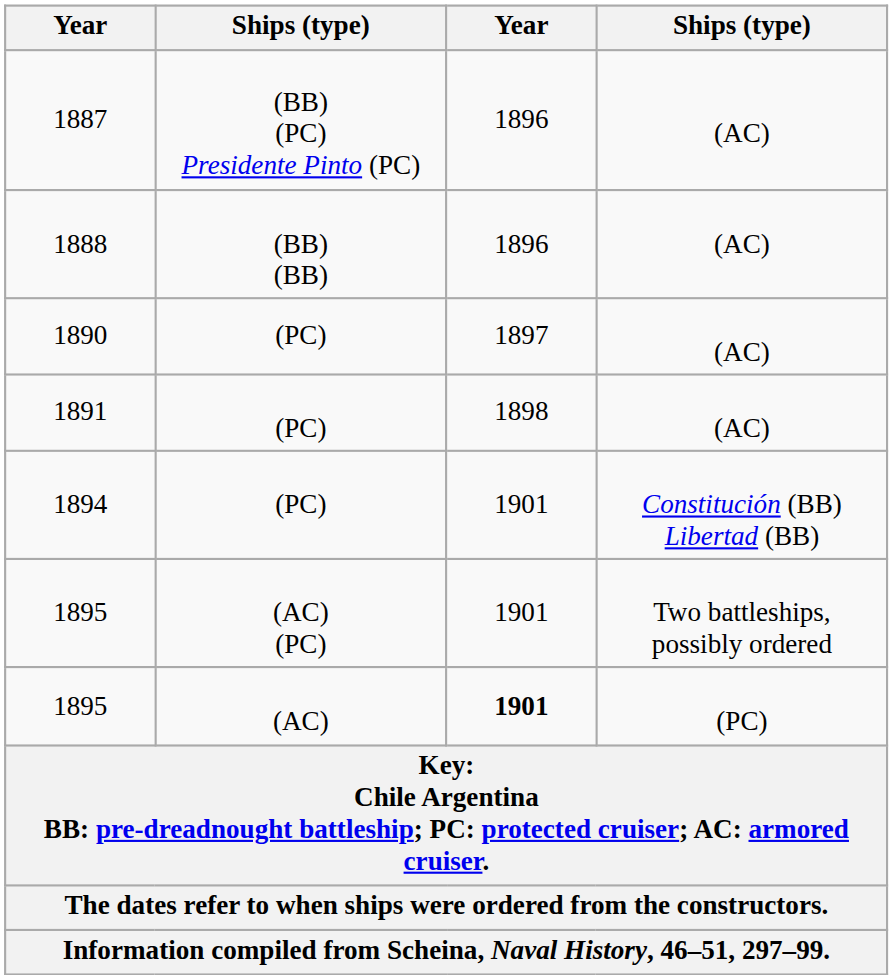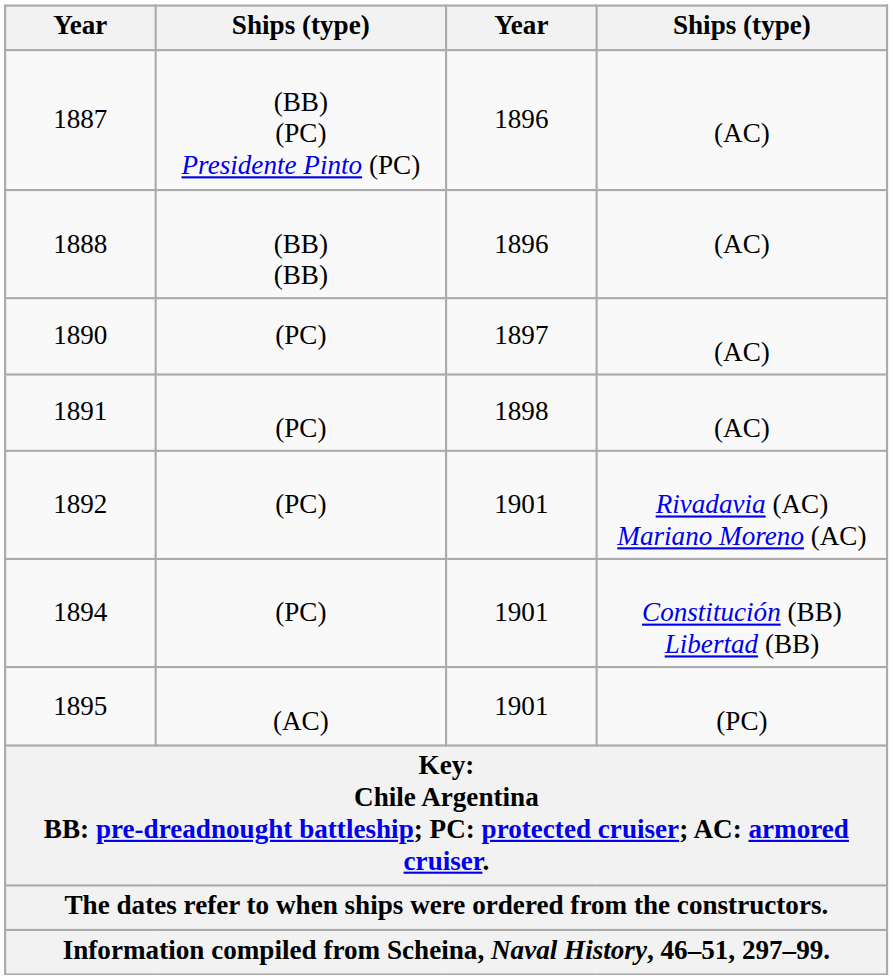+ row: (80, 504)
- row: (80, 613)
(521, 705) bold -> (521, 705) normal
